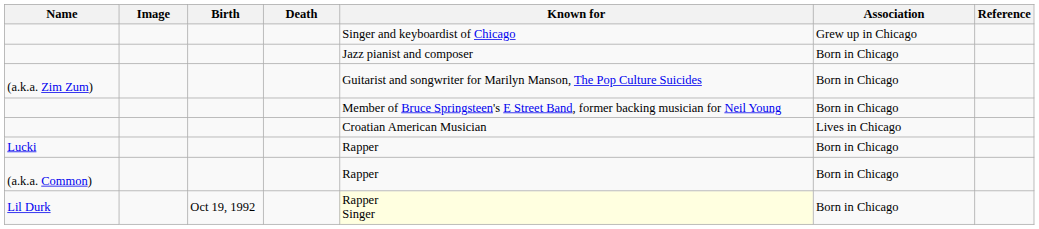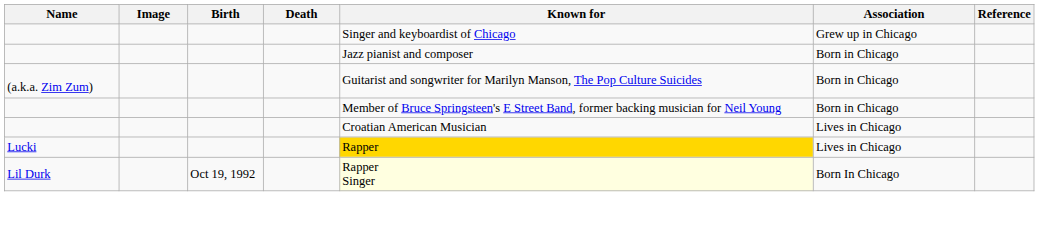(360, 147) no background -> (360, 147) gold background
(857, 147) Born in Chicago -> (859, 147) Lives in Chicago
- row: (50, 181)
(857, 207) Born in Chicago -> (858, 174) Born In Chicago
